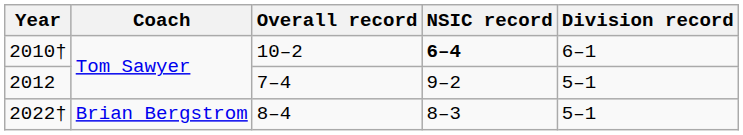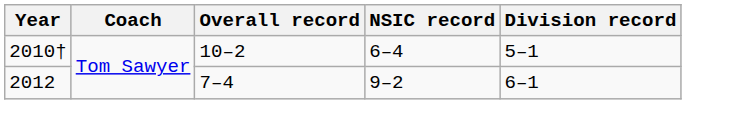(444, 51) bold -> (386, 51) normal
(579, 51) 6–1 -> (522, 51) 5–1
(579, 83) 5–1 -> (522, 83) 6–1
- row: (38, 114)
